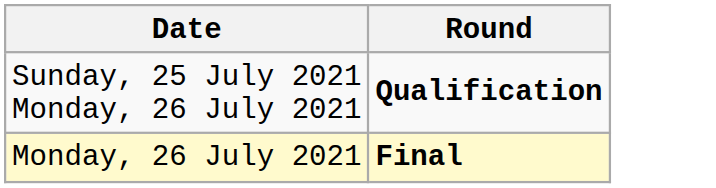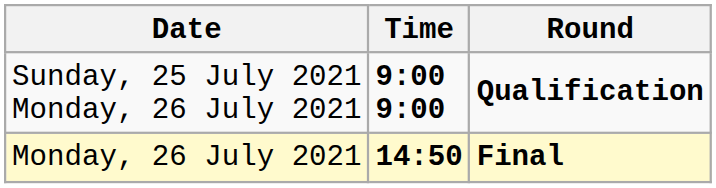+ column: (419, 29)
